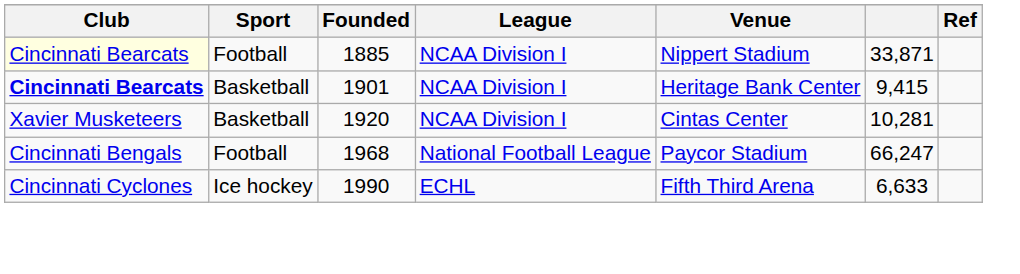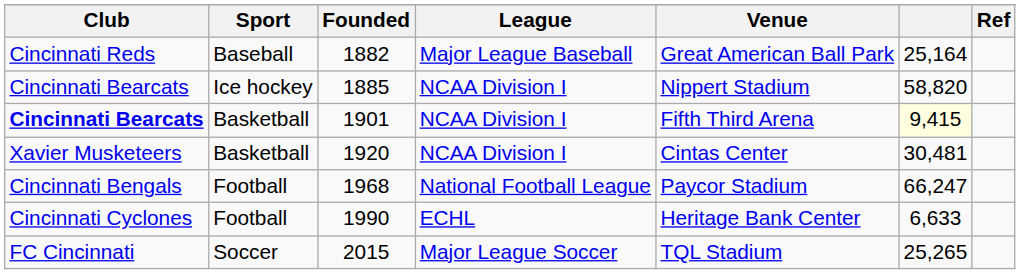+ row: (366, 53)
(99, 53) lightyellow background -> (99, 86) no background
(250, 53) Football -> (263, 86) Ice hockey
(902, 53) 33,871 -> (935, 86) 58,820
(761, 86) Heritage Bank Center -> (737, 119) Fifth Third Arena
(902, 86) no background -> (935, 119) lightyellow background
(902, 119) 10,281 -> (935, 152) 30,481
(263, 185) Ice hockey -> (250, 218) Football
(737, 185) Fifth Third Arena -> (761, 218) Heritage Bank Center
+ row: (366, 251)
